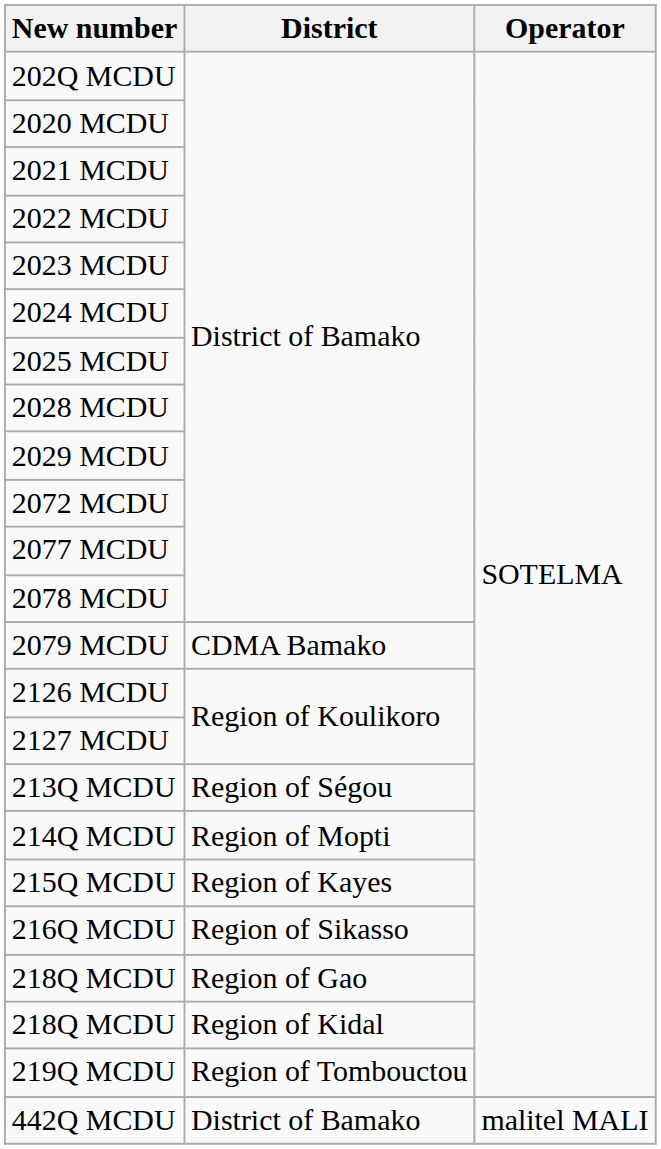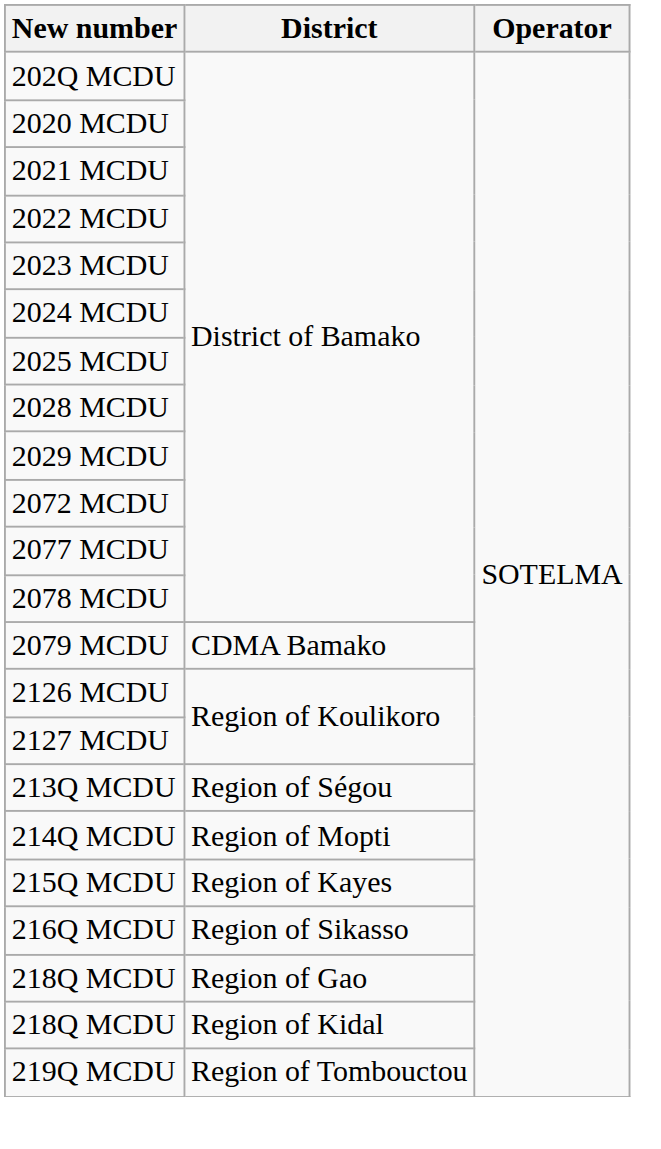- row: (94, 1119)
